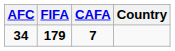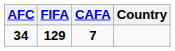(55, 35) 179 -> (55, 35) 129
